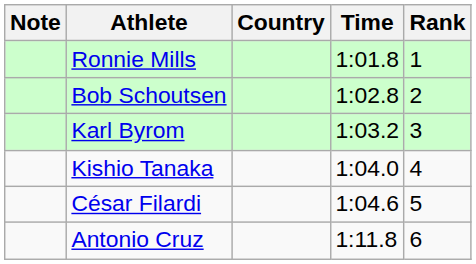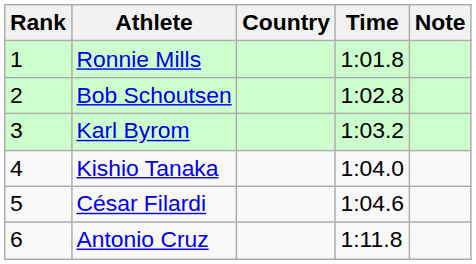columns swapped: (438, 22) <-> (35, 22)
